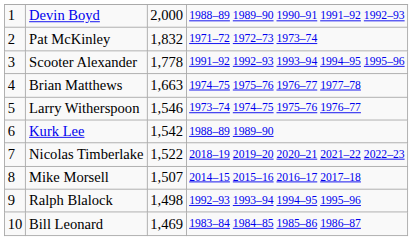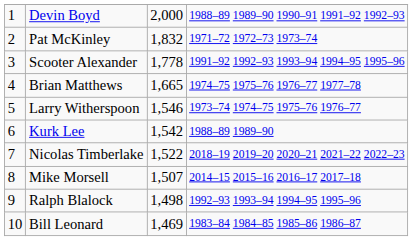(167, 85) 1,663 -> (167, 85) 1,665
